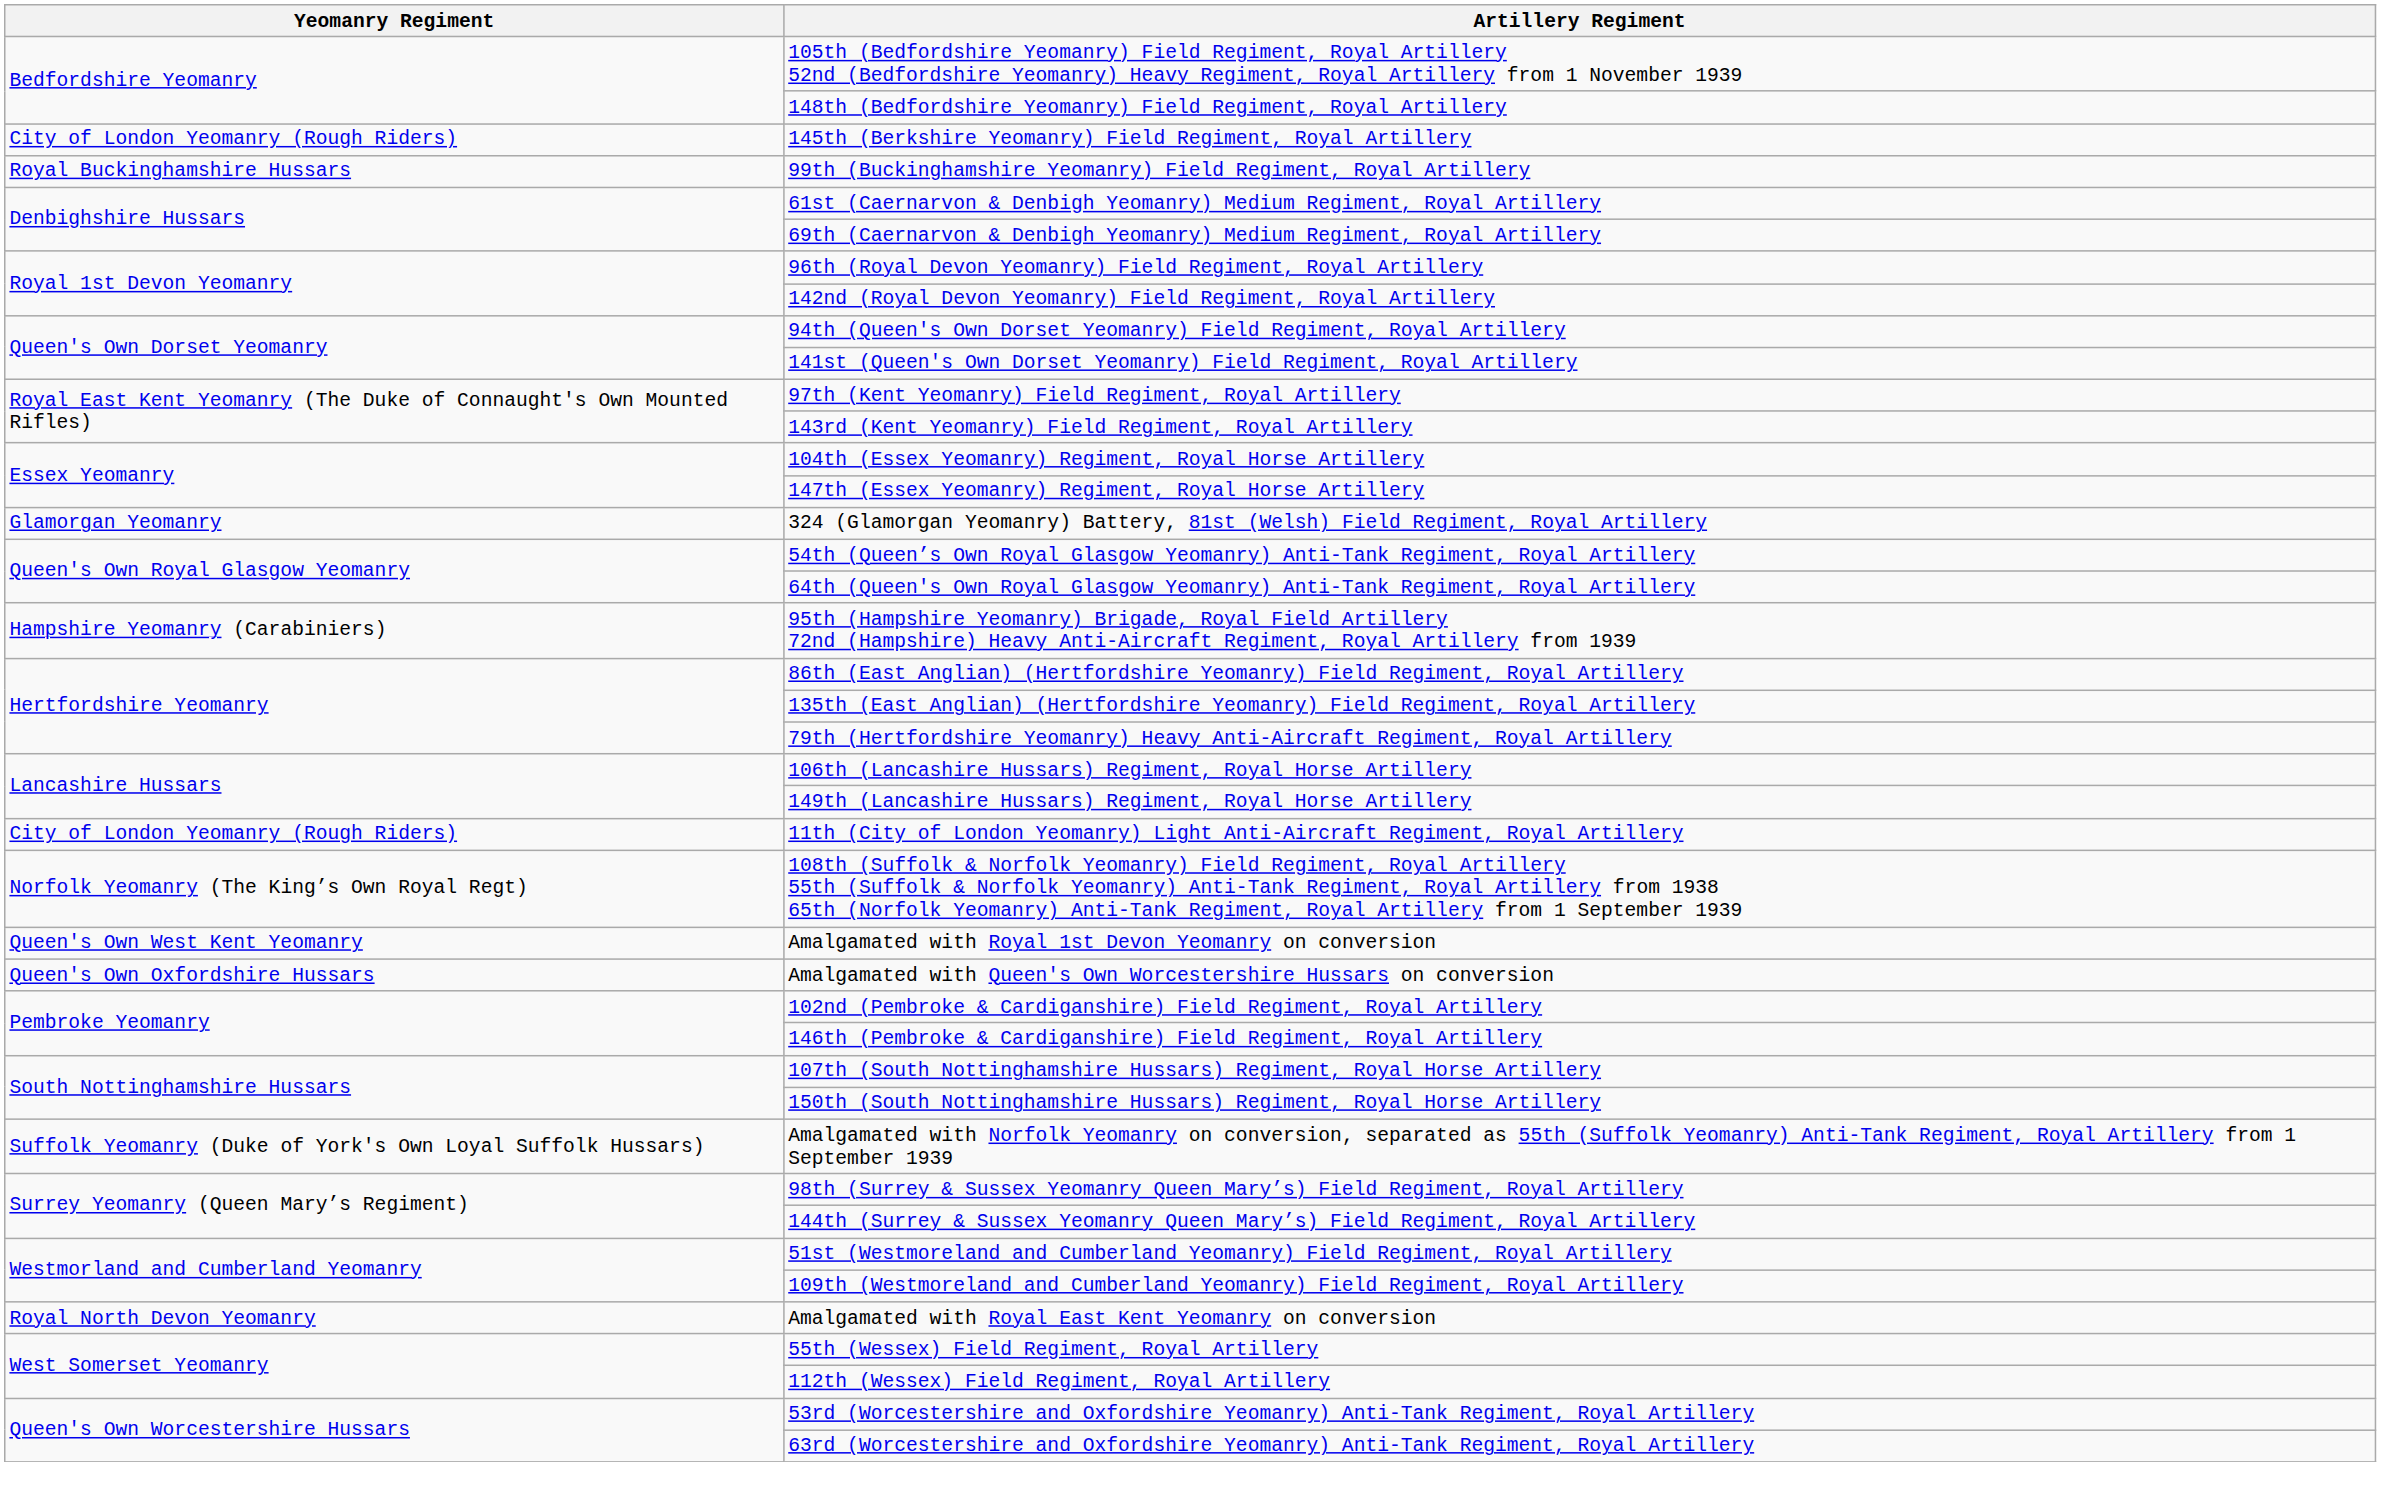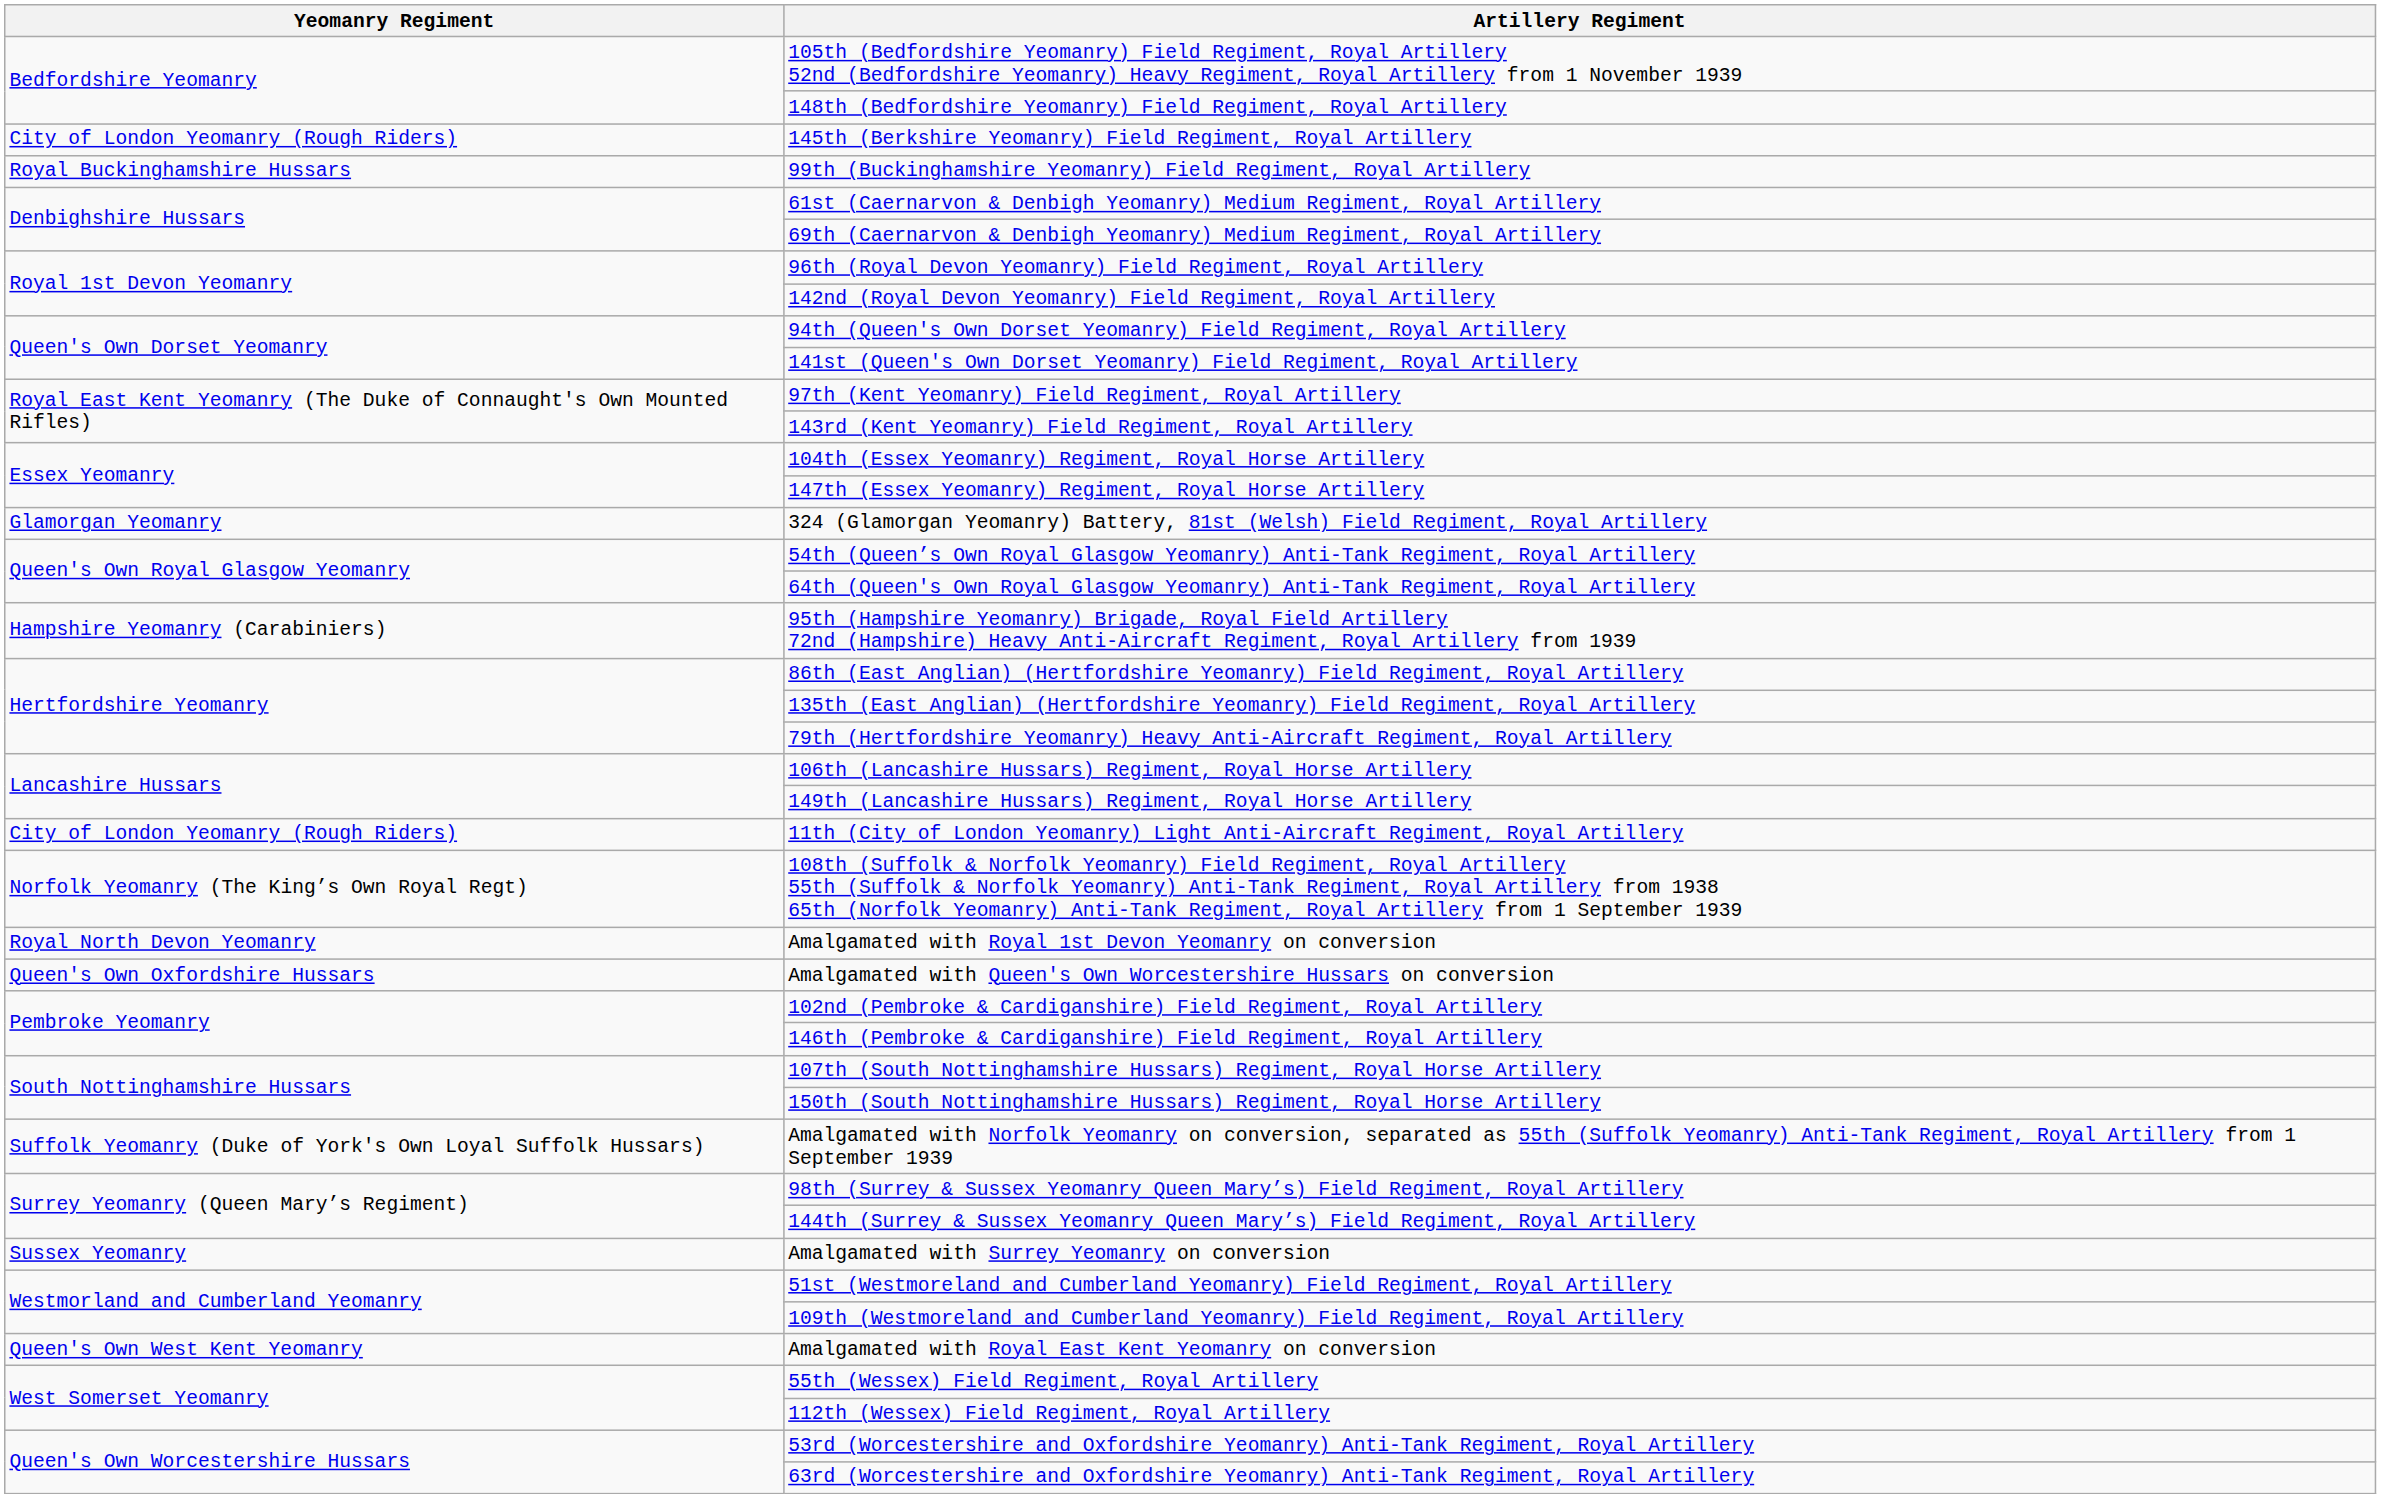(186, 943) Queen's Own West Kent Yeomanry -> (163, 943) Royal North Devon Yeomanry
+ row: (1059, 1254)
(163, 1318) Royal North Devon Yeomanry -> (186, 1350) Queen's Own West Kent Yeomanry
